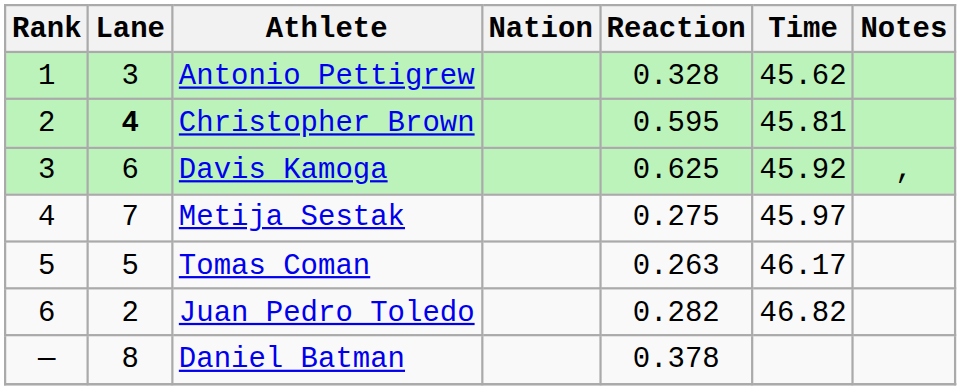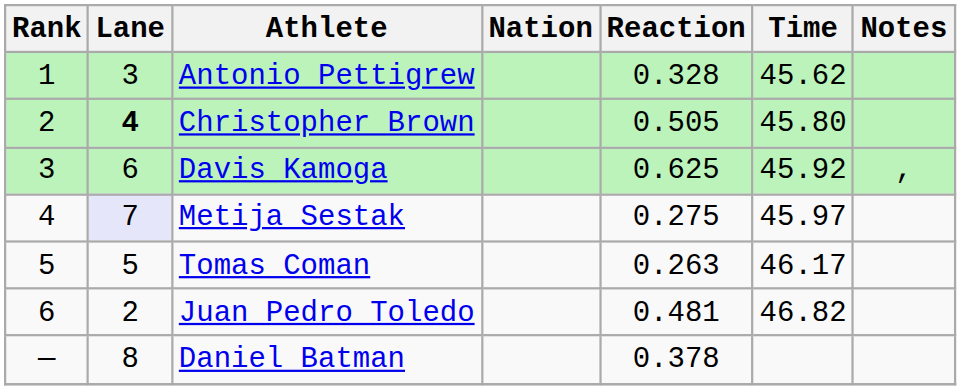(676, 123) 0.595 -> (676, 123) 0.505
(803, 123) 45.81 -> (803, 123) 45.80
(130, 218) no background -> (130, 218) lavender background
(676, 312) 0.282 -> (676, 312) 0.481
